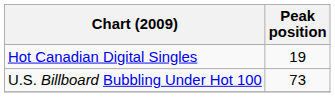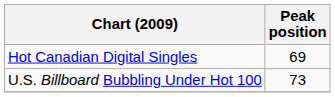(298, 56) 19 -> (298, 56) 69
